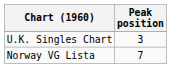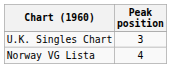(140, 55) 7 -> (140, 55) 4
